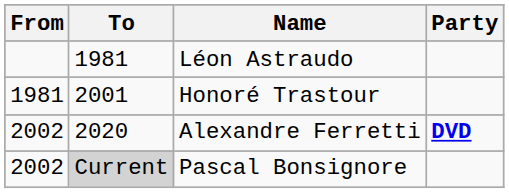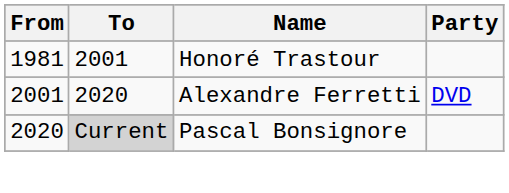- row: (266, 60)
(37, 132) 2002 -> (37, 96) 2001
(451, 132) bold -> (451, 96) normal
(37, 169) 2002 -> (37, 132) 2020
